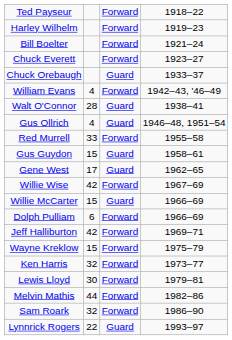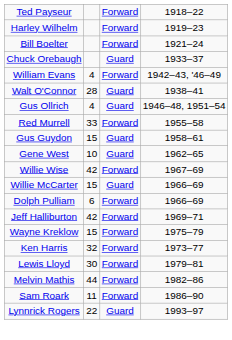- row: (44, 59)
(92, 169) 17 -> (92, 153) 10
(92, 311) 32 -> (92, 295) 11
